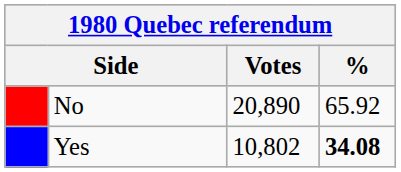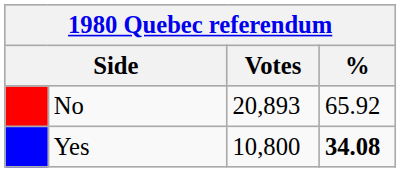(266, 106) 20,890 -> (266, 106) 20,893
(266, 146) 10,802 -> (266, 146) 10,800
